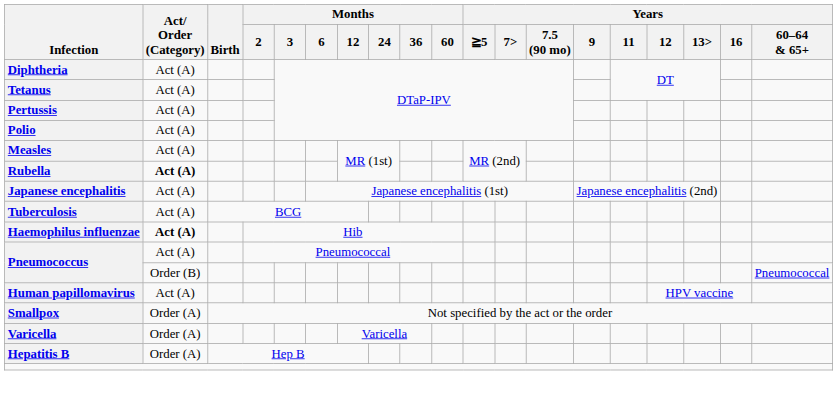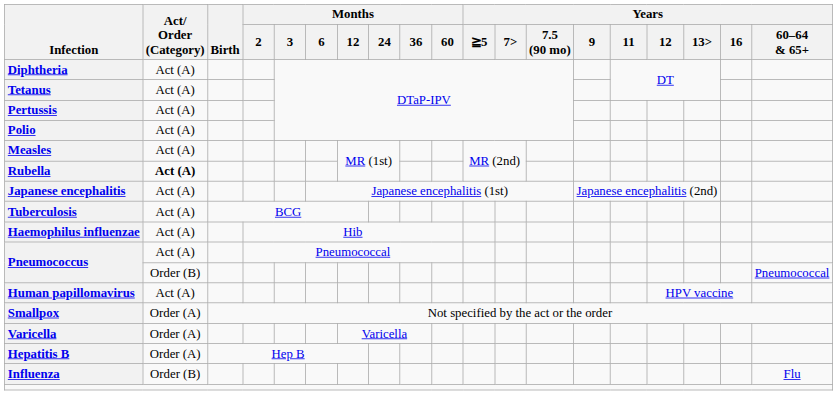(175, 232) bold -> (175, 232) normal
+ row: (34, 374)
